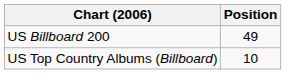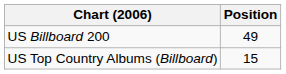(251, 58) 10 -> (251, 58) 15
